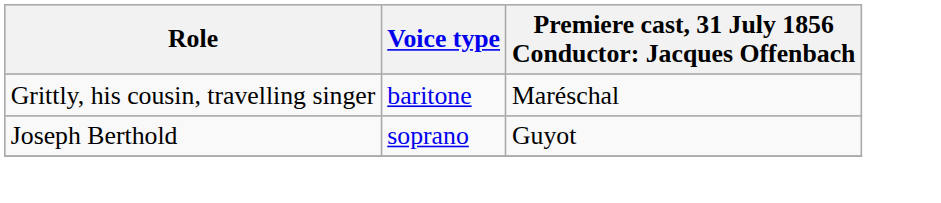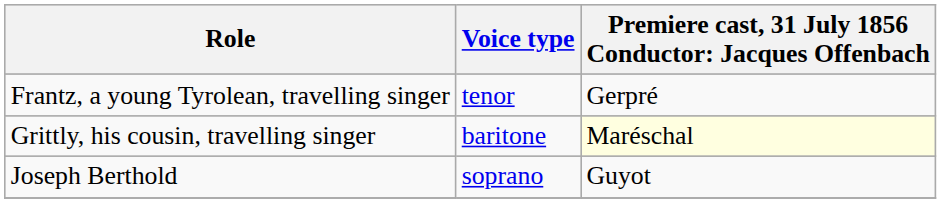+ row: (230, 94)
(566, 94) no background -> (640, 135) lightyellow background
